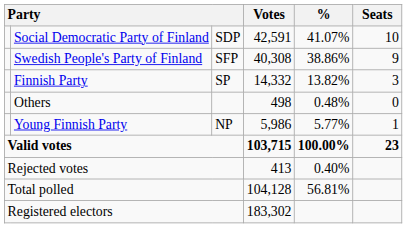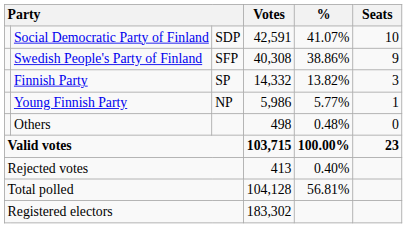rows swapped: (71, 124) <-> (32, 102)
